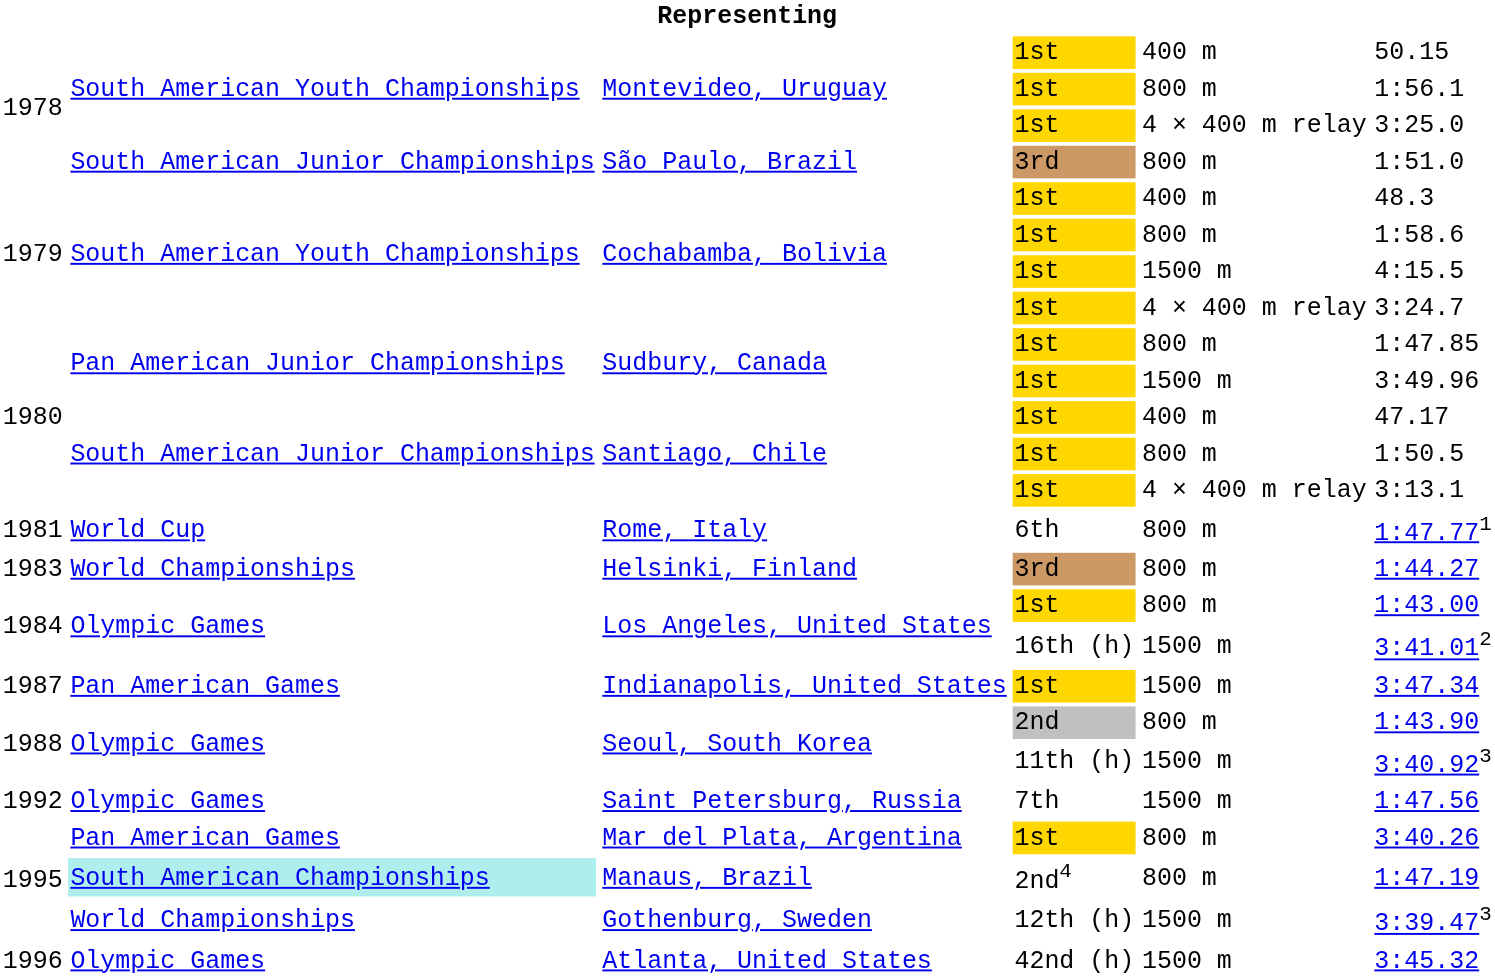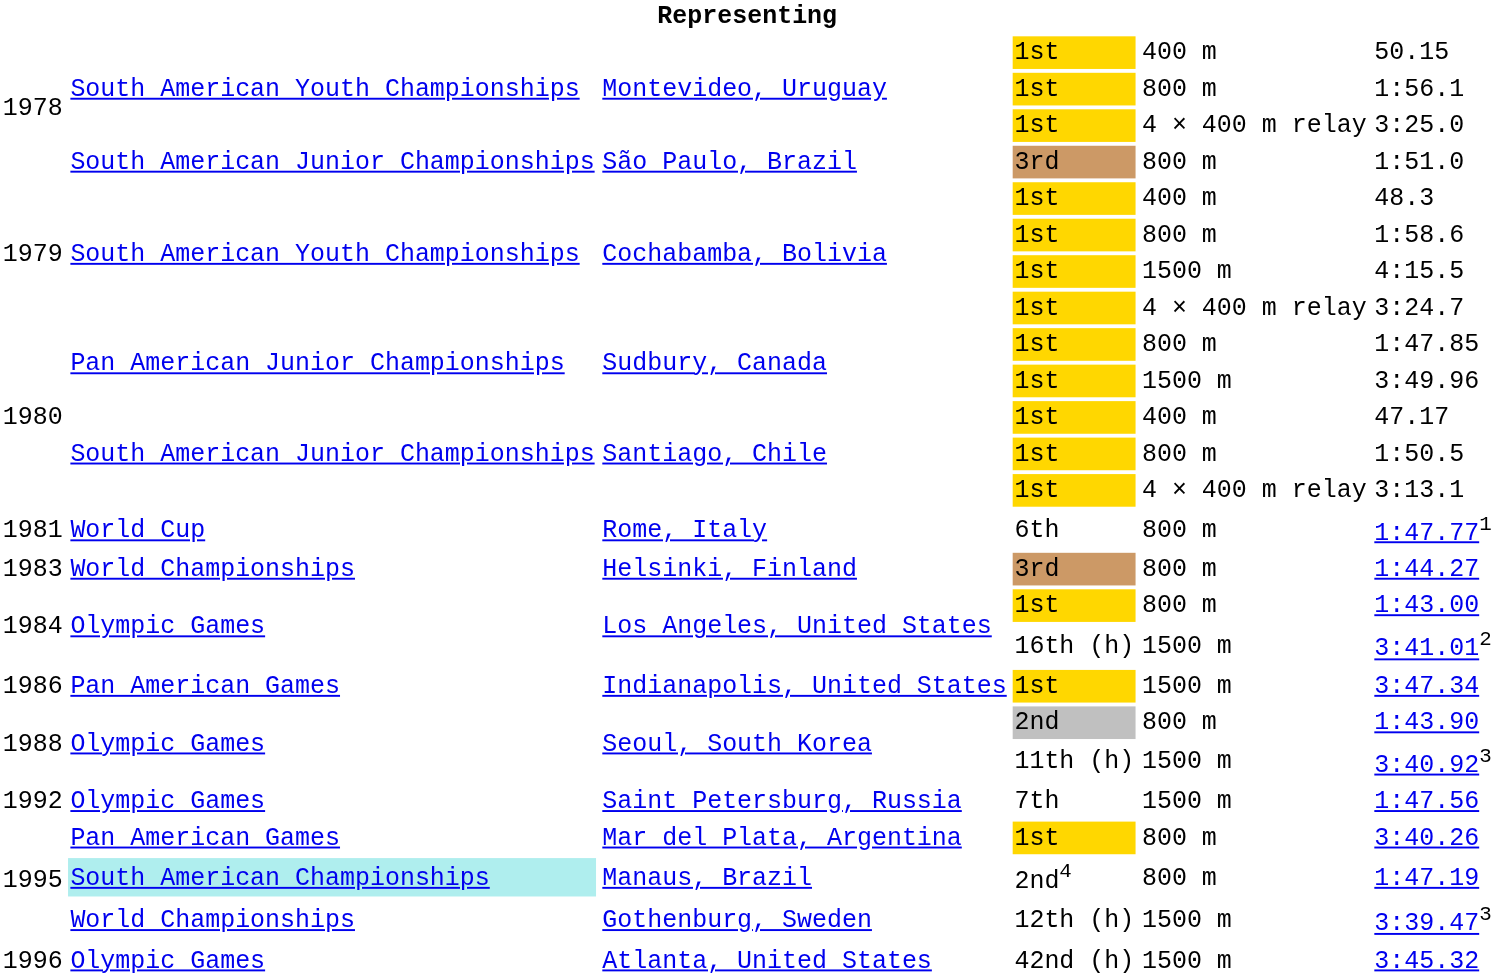(33, 686) 1987 -> (33, 686) 1986
